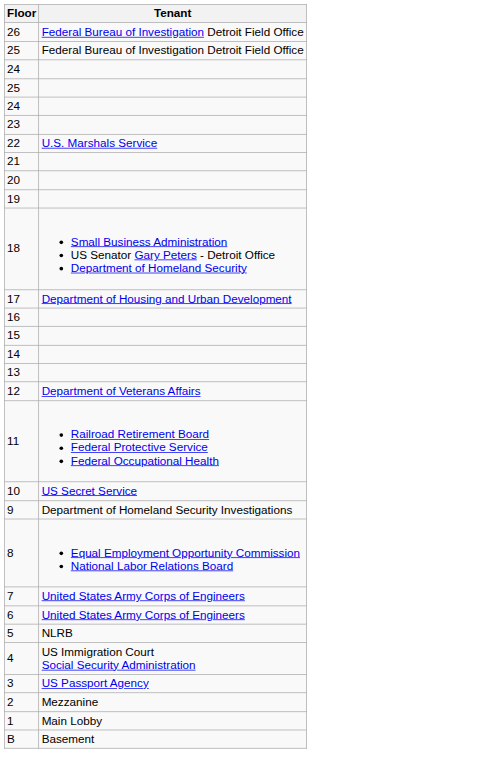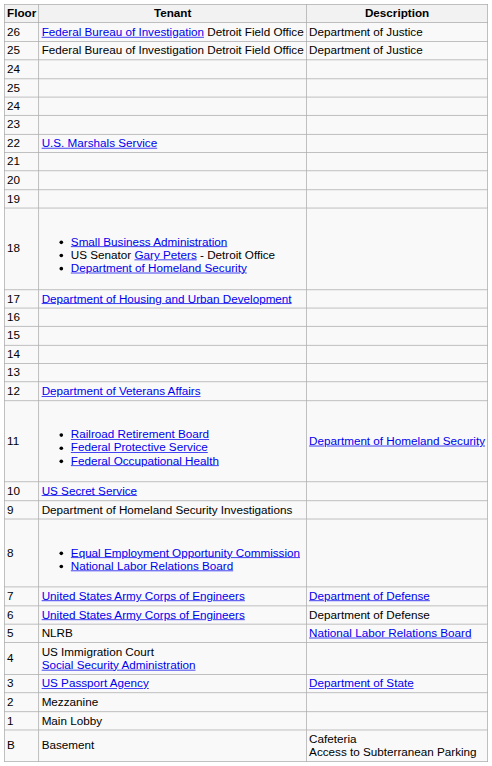+ column: (397, 13)
